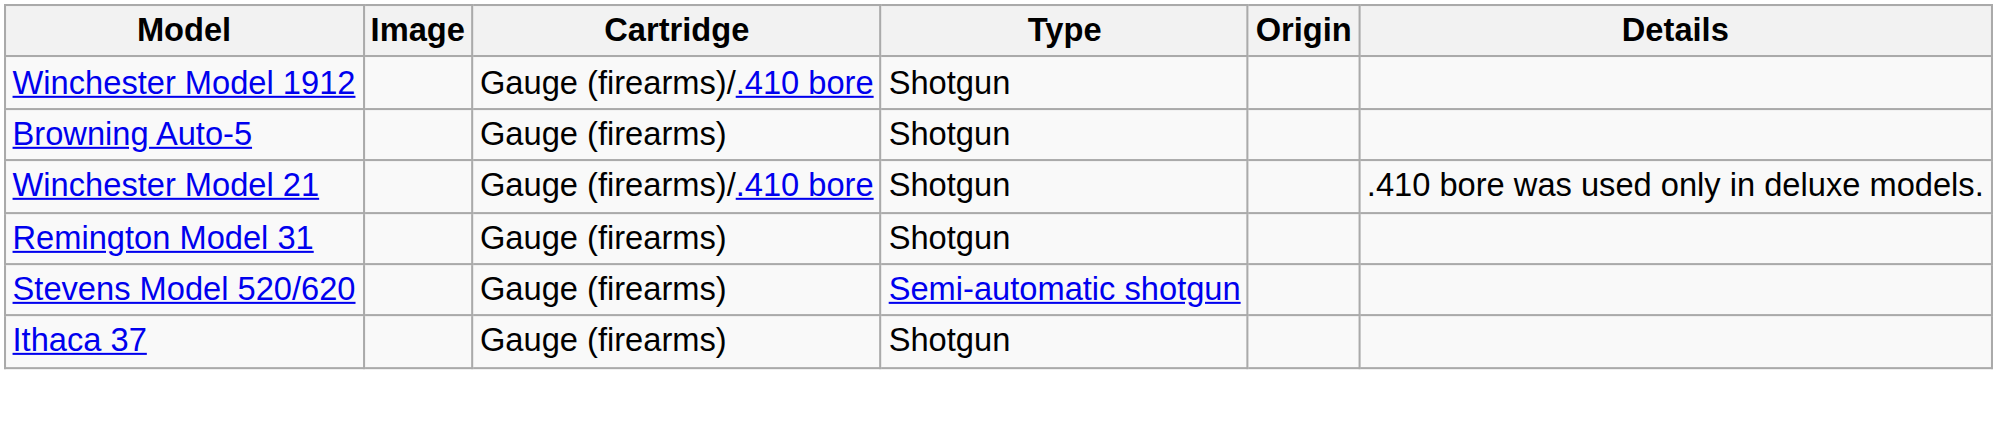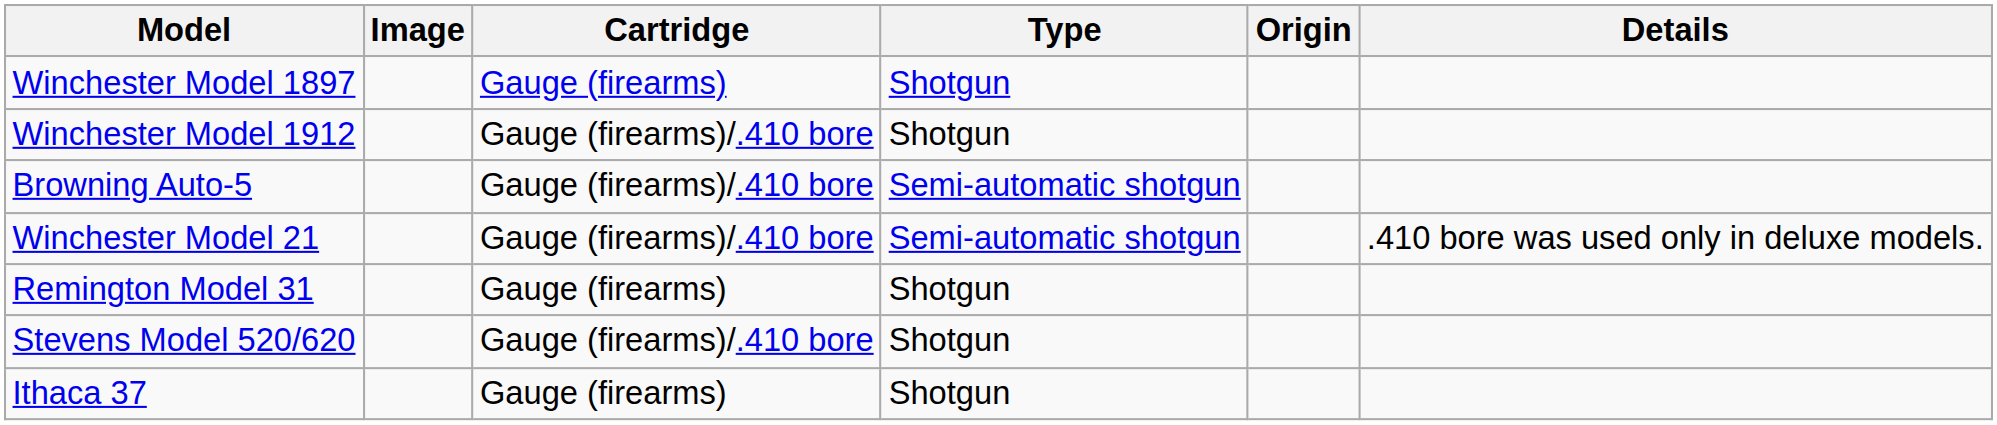+ row: (184, 82)
(603, 133) Gauge (firearms) -> (677, 185) Gauge (firearms)/.410 bore
(949, 133) Shotgun -> (1065, 185) Semi-automatic shotgun
(949, 185) Shotgun -> (1065, 237) Semi-automatic shotgun
(603, 289) Gauge (firearms) -> (677, 340) Gauge (firearms)/.410 bore
(1065, 289) Semi-automatic shotgun -> (949, 340) Shotgun
